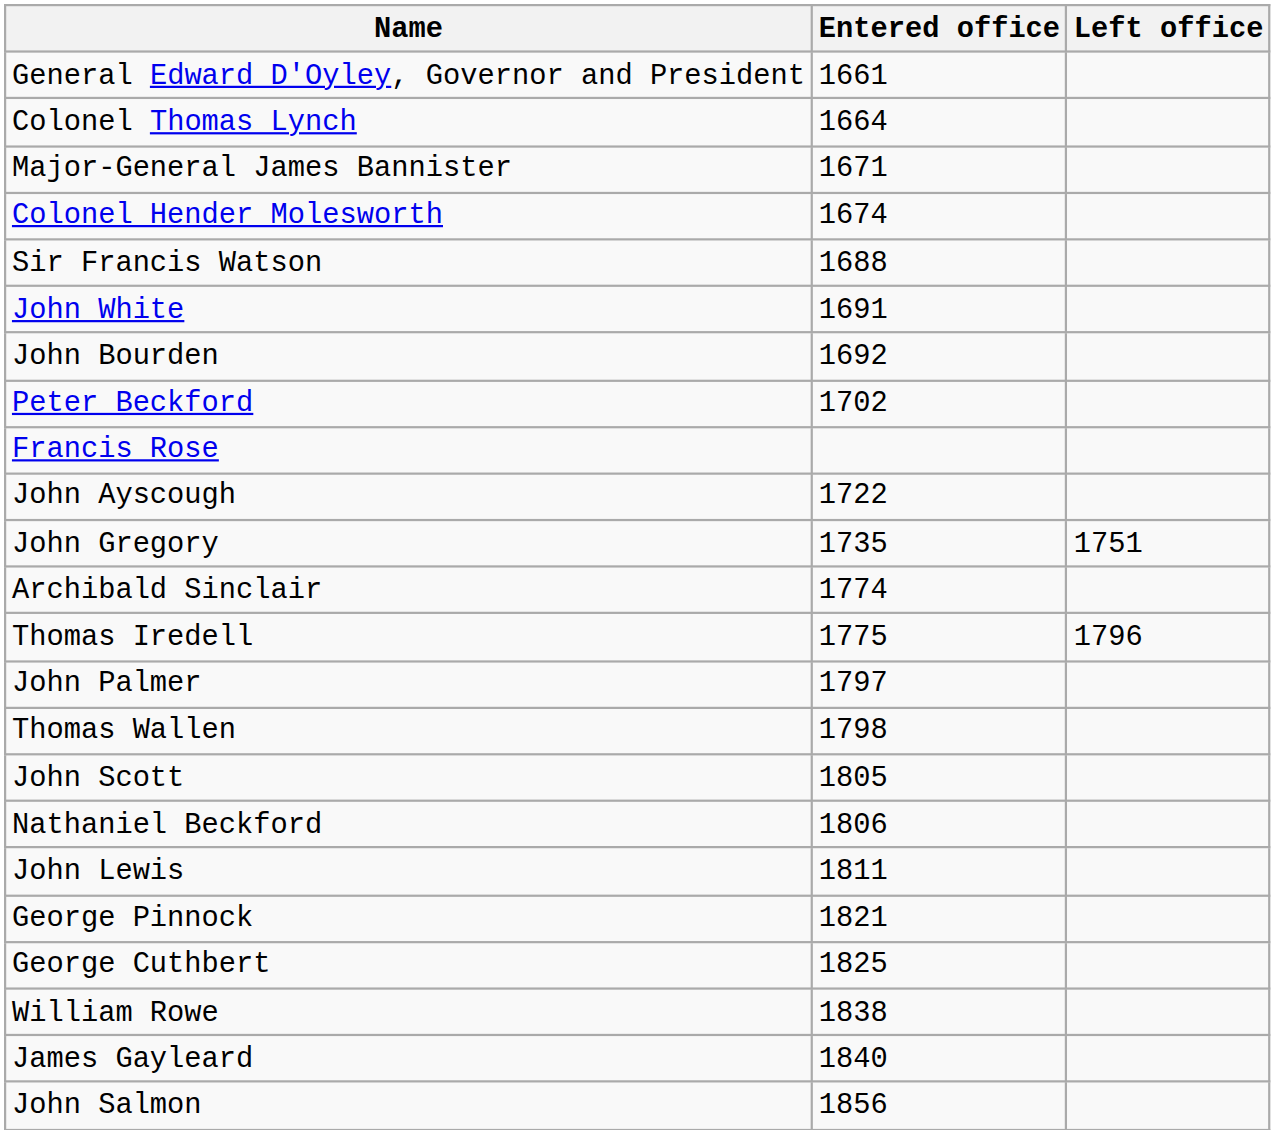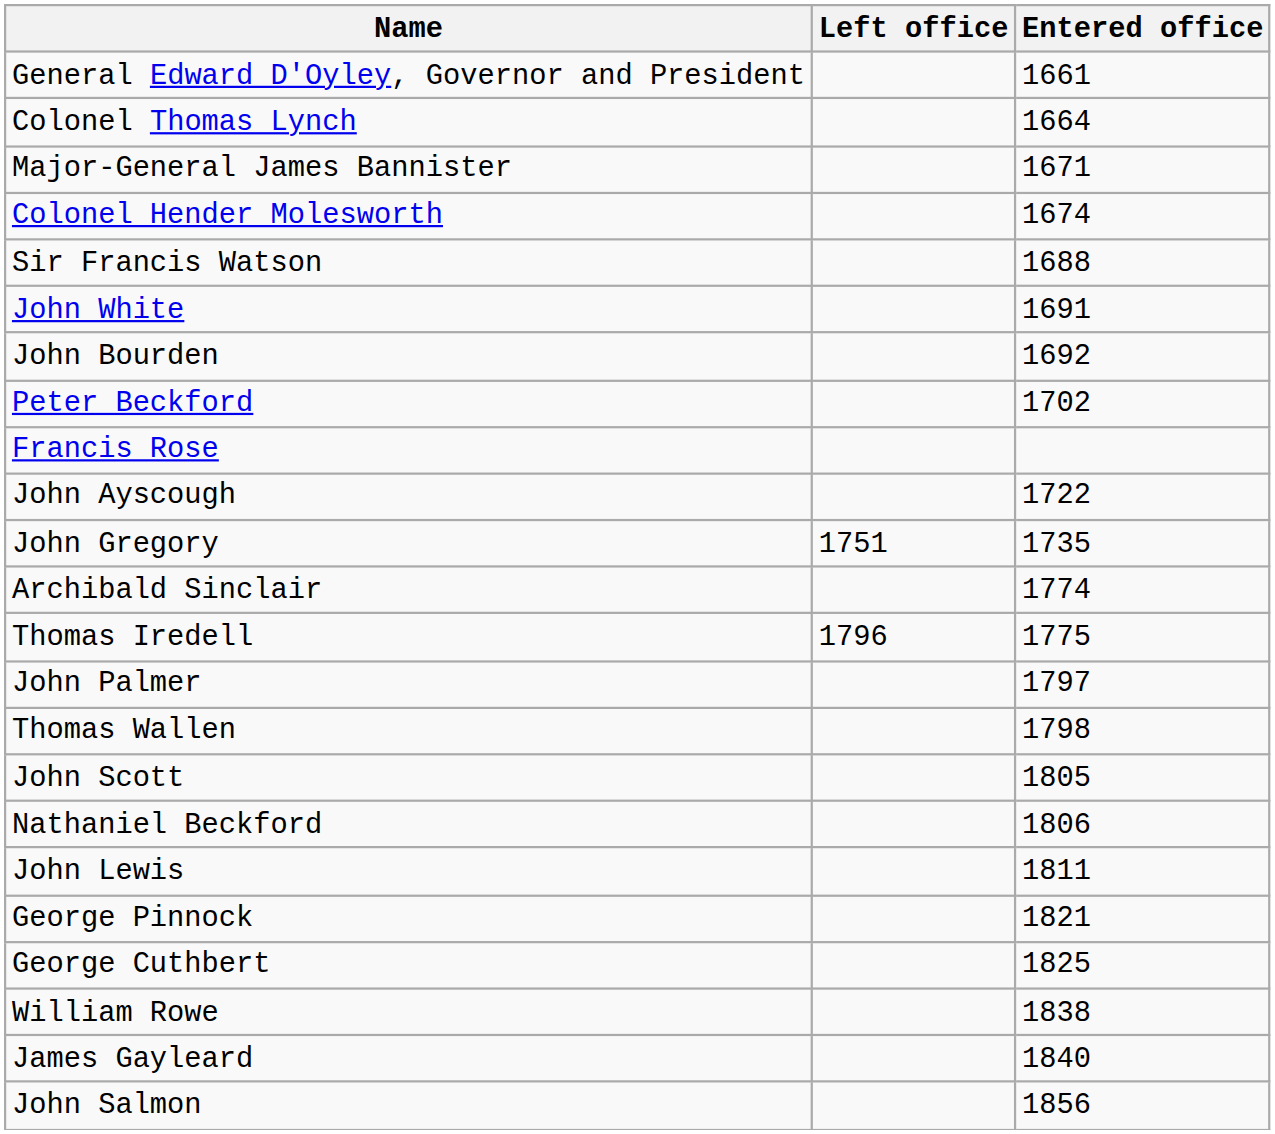columns swapped: (939, 29) <-> (1169, 29)
